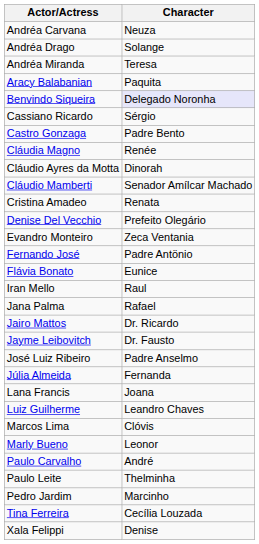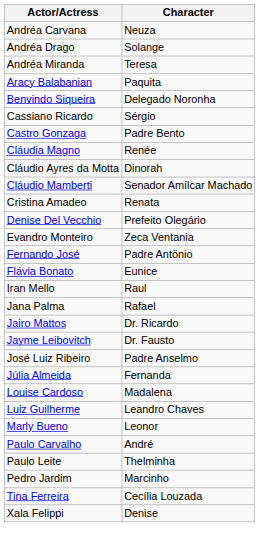(170, 99) lavender background -> (170, 99) no background
- row: (38, 392)
+ row: (45, 392)
- row: (38, 427)
